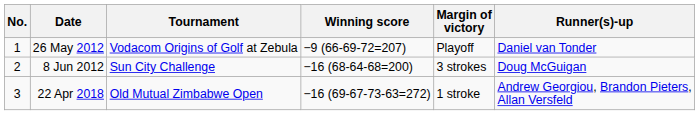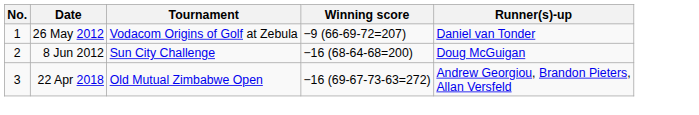- column: (464, 21)
